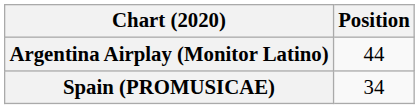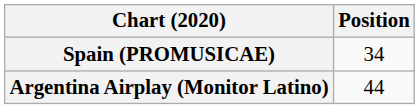rows swapped: (169, 53) <-> (169, 86)
